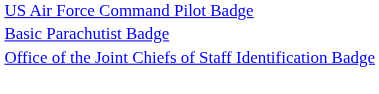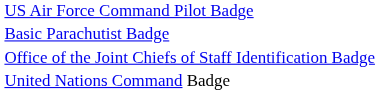+ row: (117, 80)
